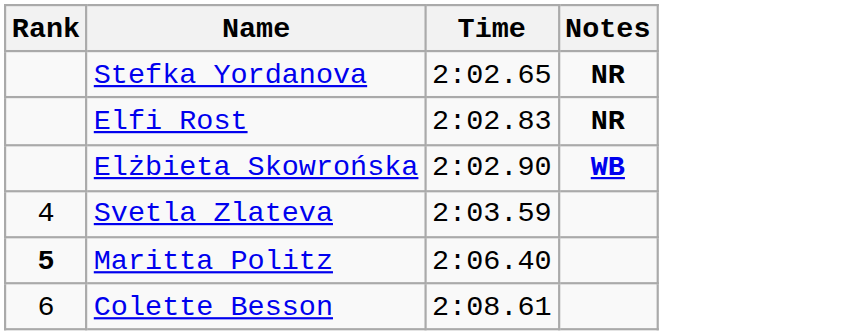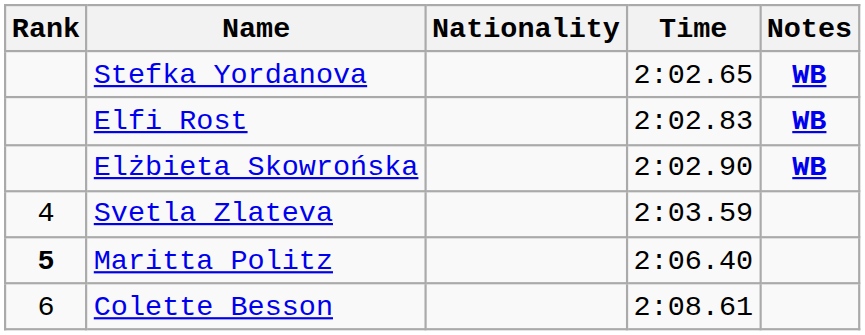+ column: (526, 28)
(608, 75) NR -> (809, 75) WB
(608, 121) NR -> (809, 121) WB
